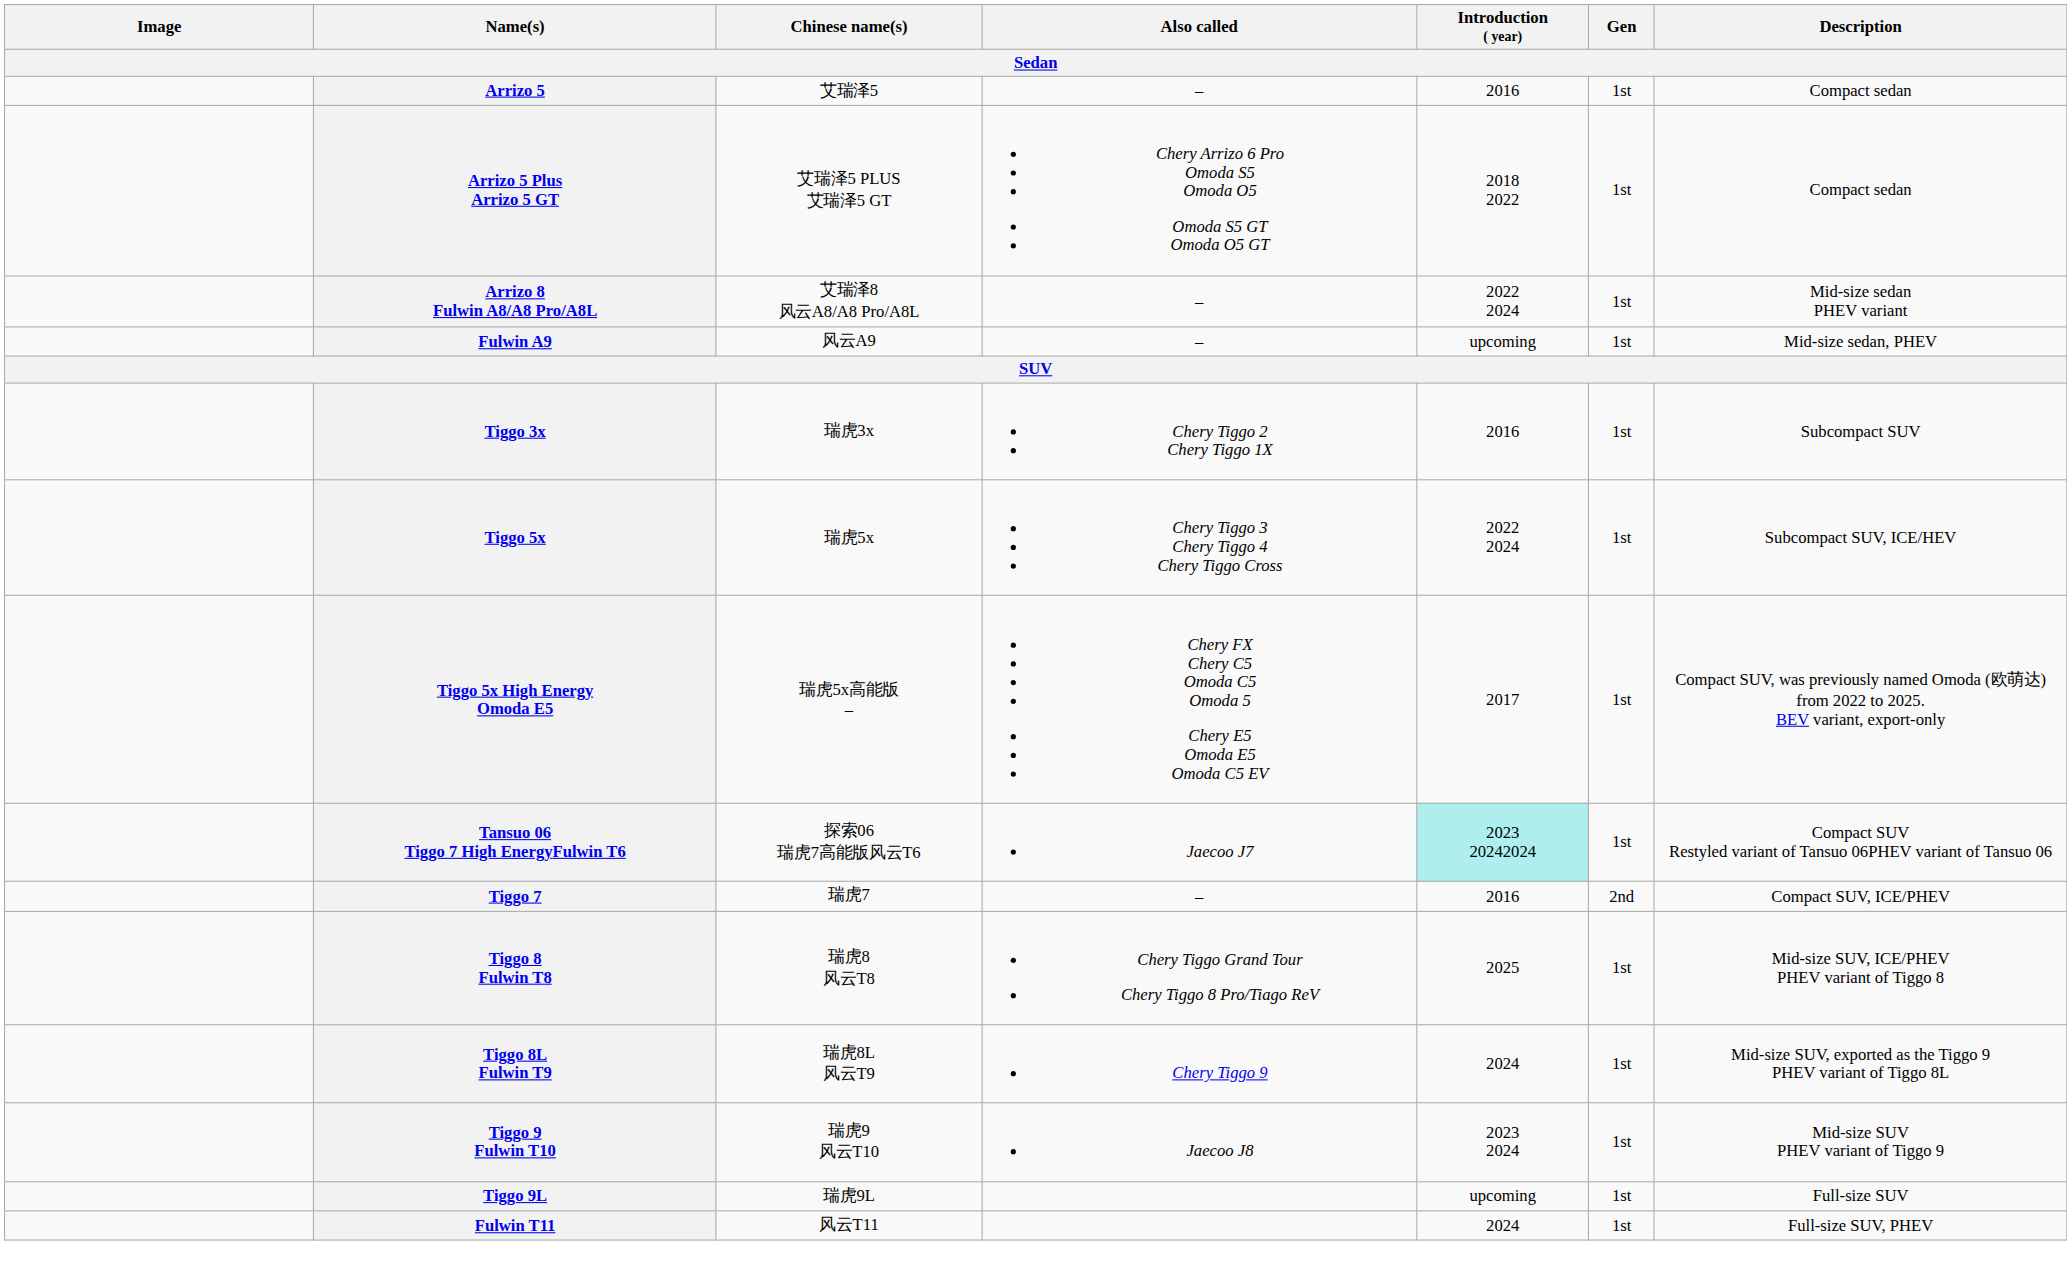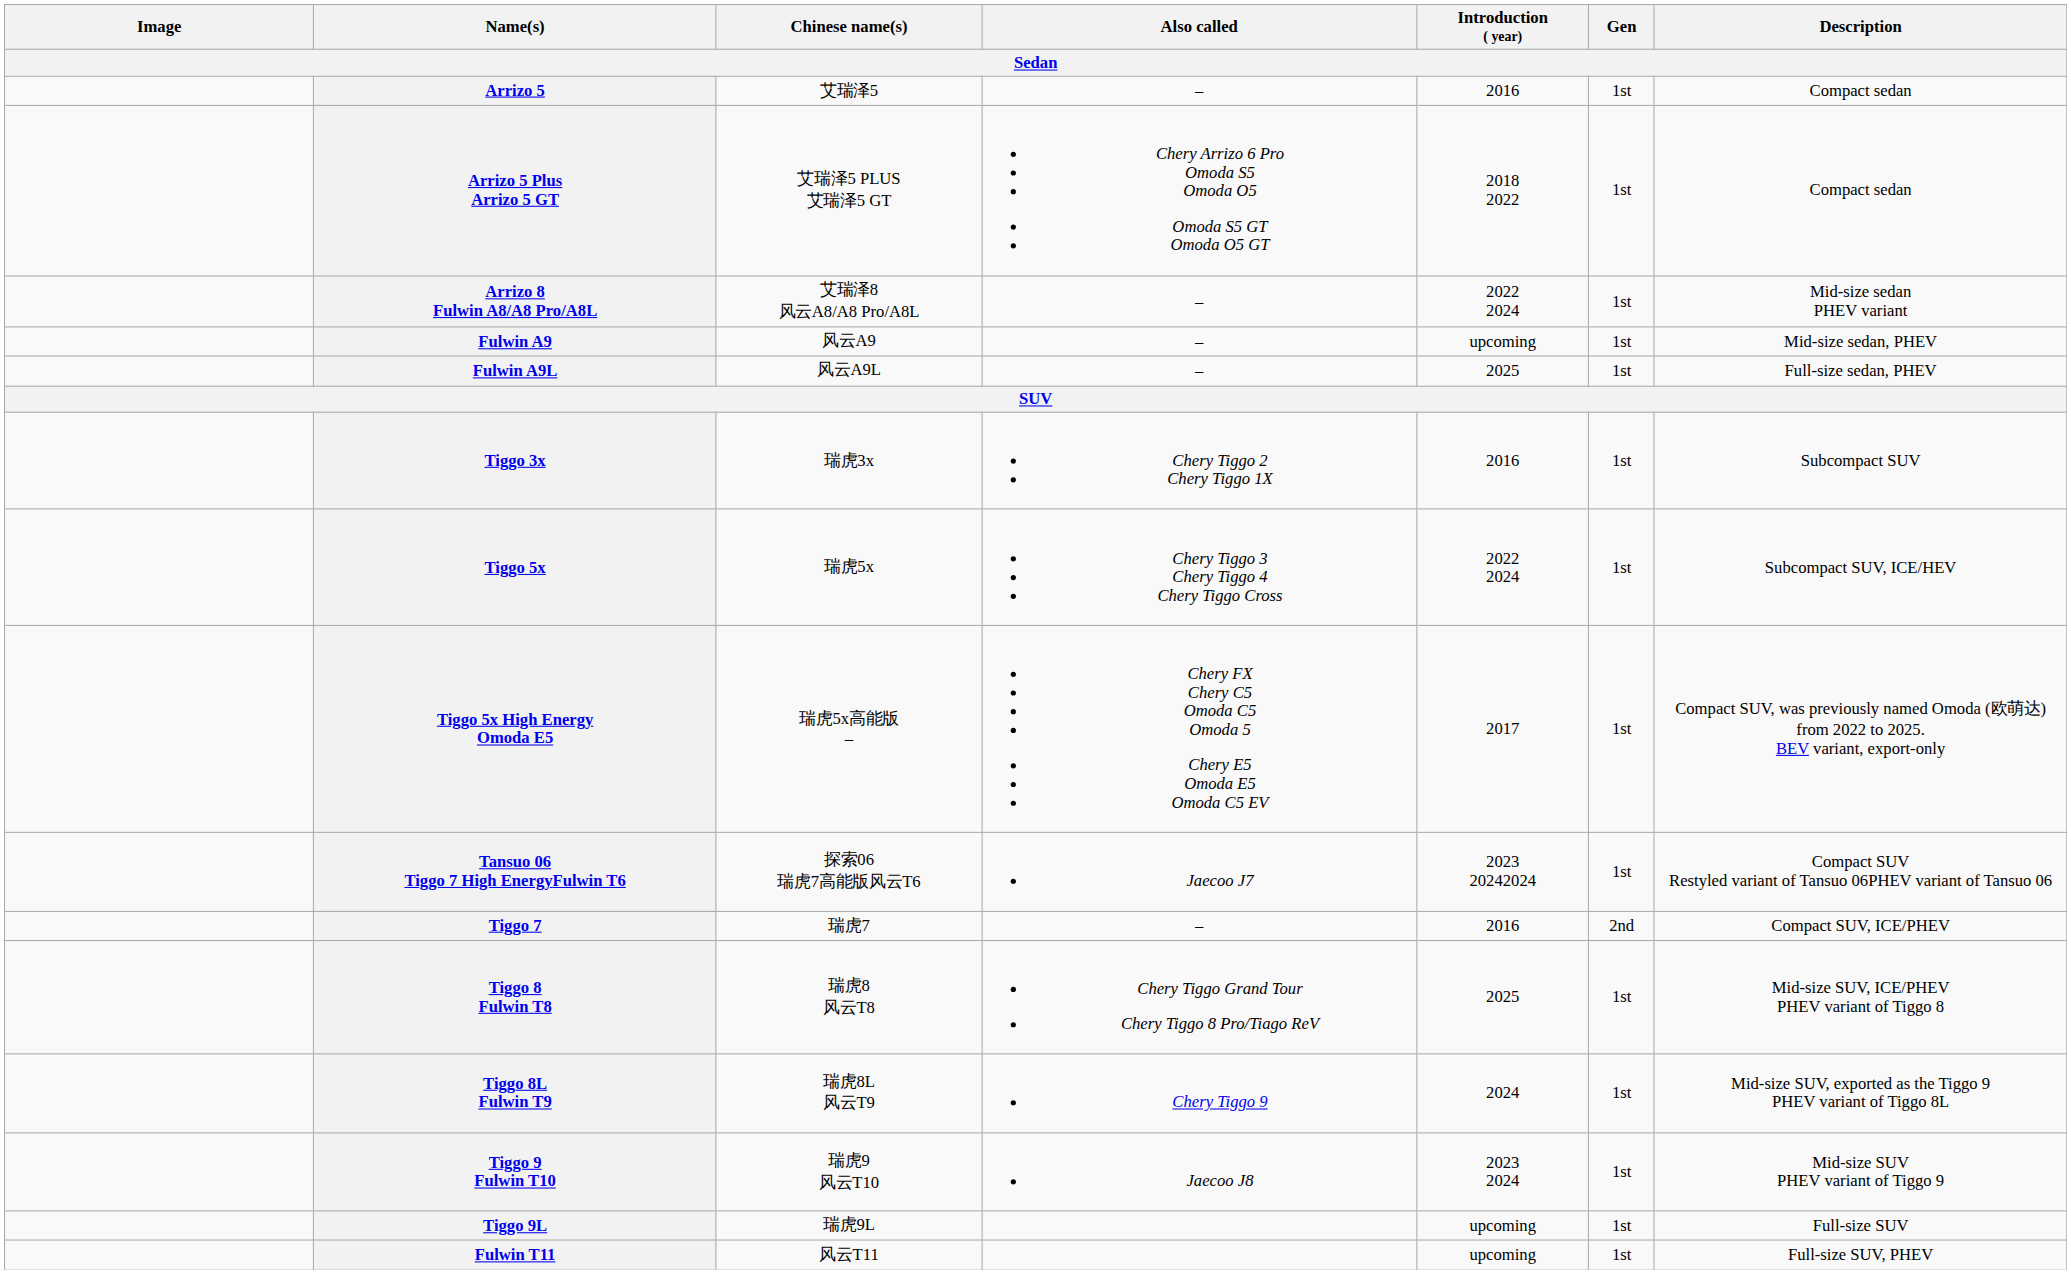+ row: (515, 371)
(1503, 842) paleturquoise background -> (1503, 871) no background
(1503, 1225) 2024 -> (1503, 1255) upcoming
